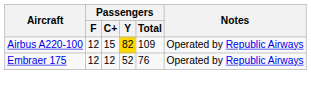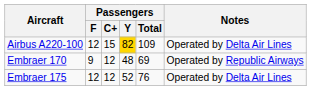(235, 45) Operated by Republic Airways -> (229, 45) Operated by Delta Air Lines
+ row: (37, 61)
(235, 61) Operated by Republic Airways -> (229, 77) Operated by Delta Air Lines
